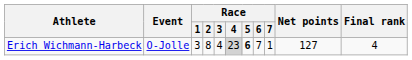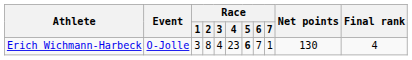(234, 46) lightgrey background -> (234, 46) no background
(308, 46) 127 -> (308, 46) 130
